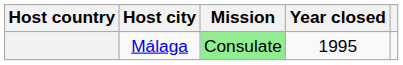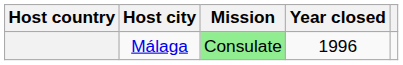(338, 45) 1995 -> (338, 45) 1996
